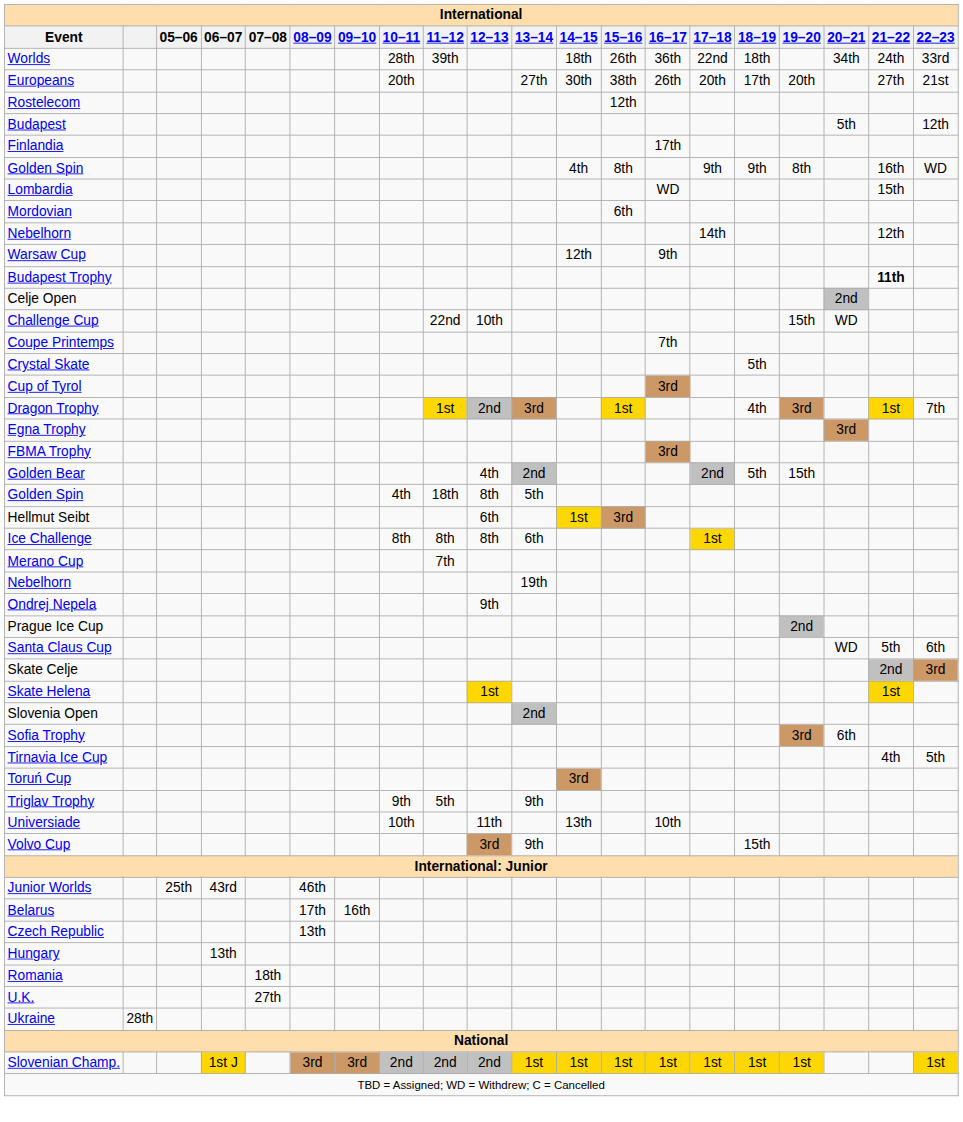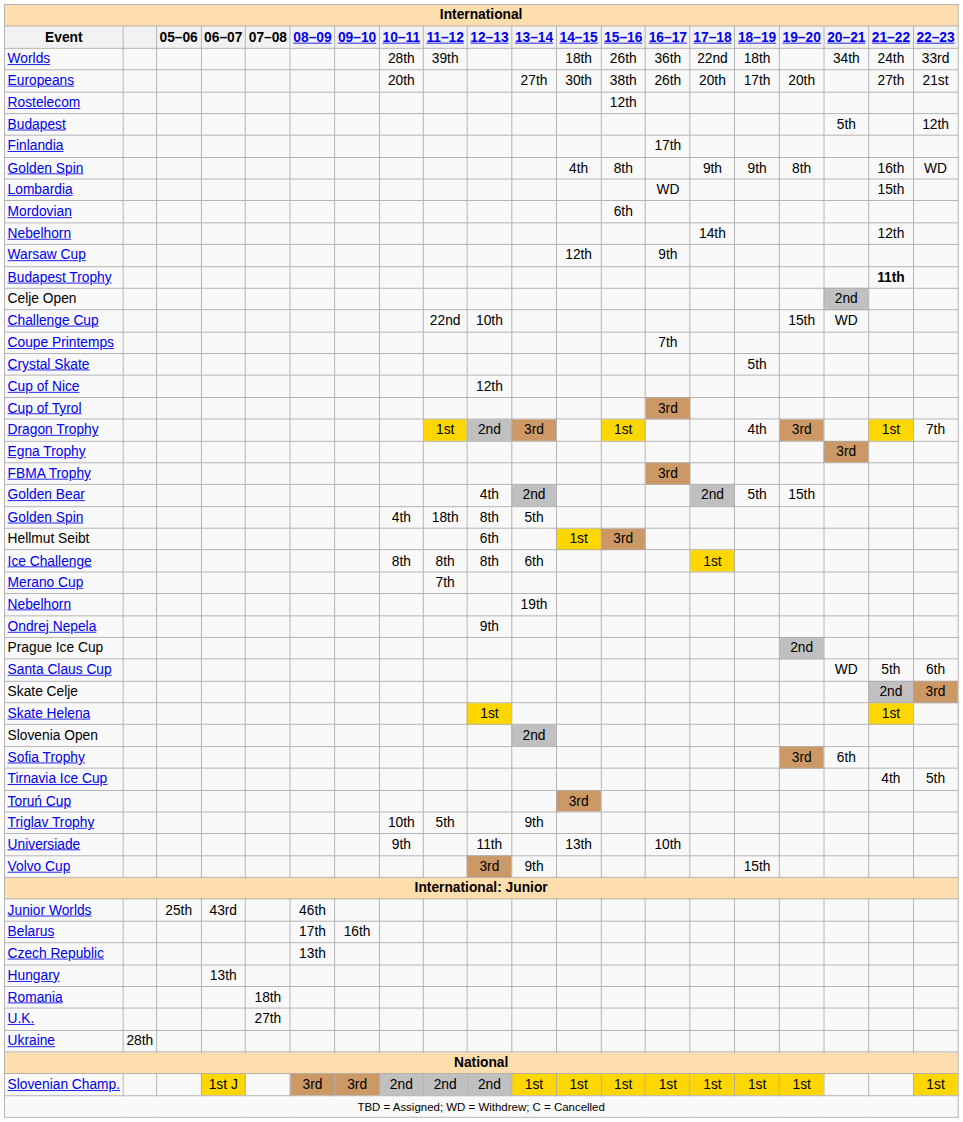+ row: (44, 386)
(401, 801) 9th -> (401, 822) 10th
(401, 822) 10th -> (401, 844) 9th
